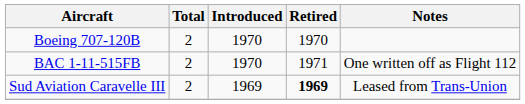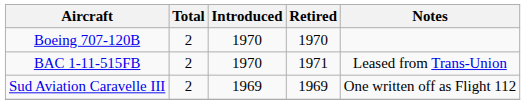(430, 63) One written off as Flight 112 -> (430, 63) Leased from Trans-Union
(313, 87) bold -> (313, 87) normal
(430, 87) Leased from Trans-Union -> (430, 87) One written off as Flight 112
